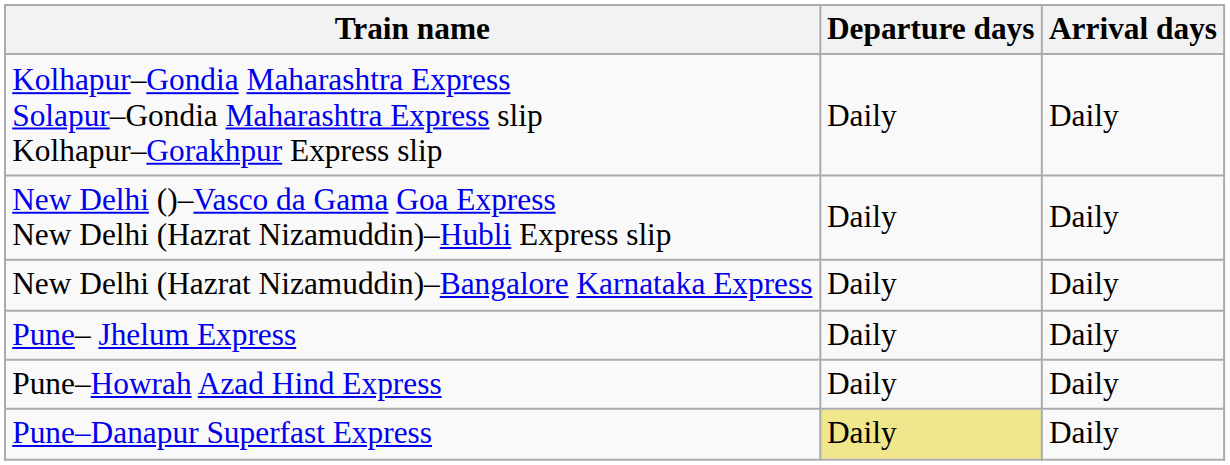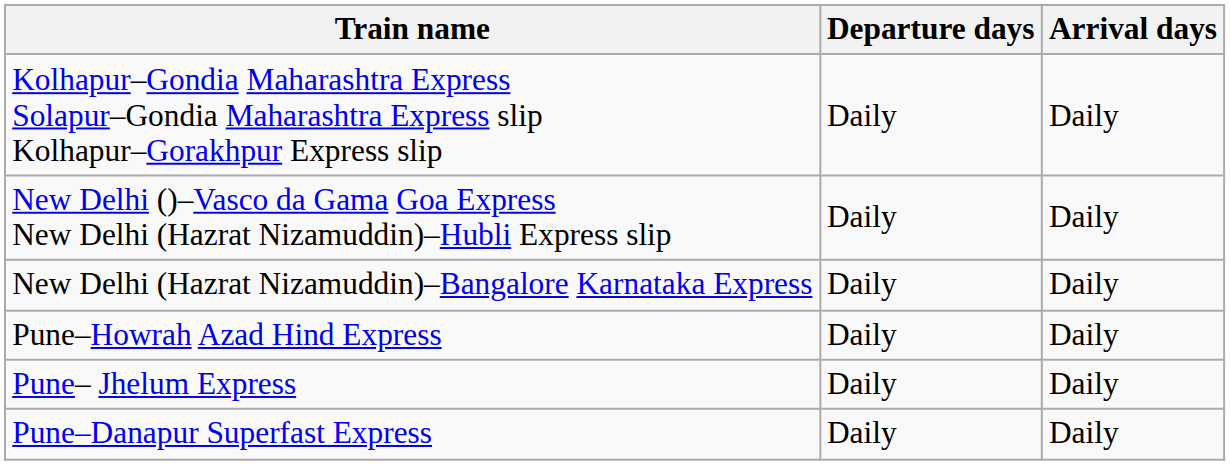rows swapped: (154, 334) <-> (227, 383)
(862, 433) khaki background -> (862, 433) no background
